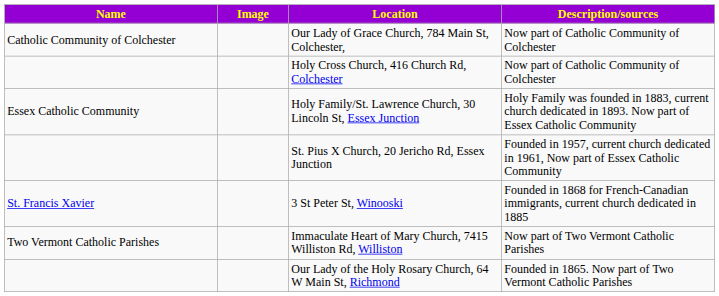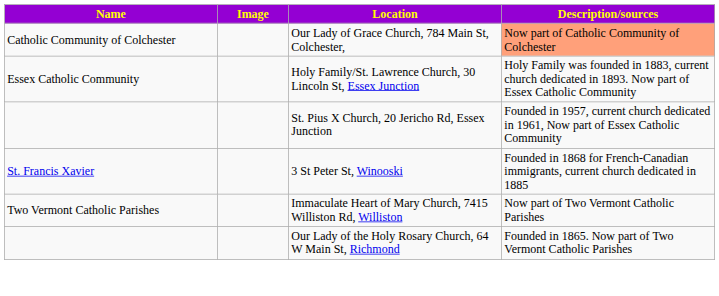(592, 39) no background -> (592, 39) lightsalmon background
- row: (379, 72)
